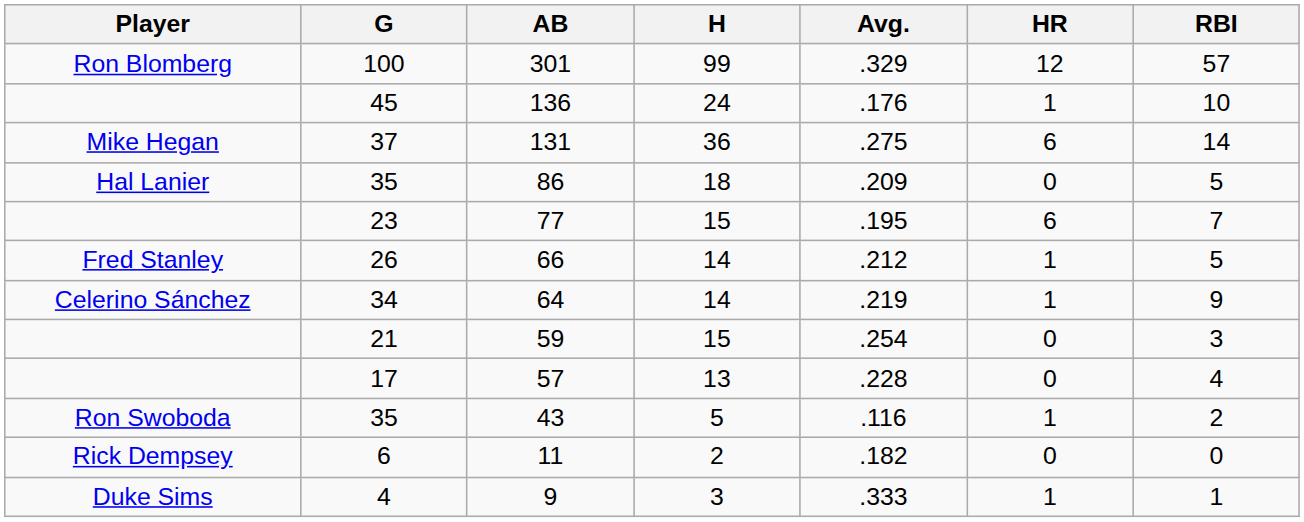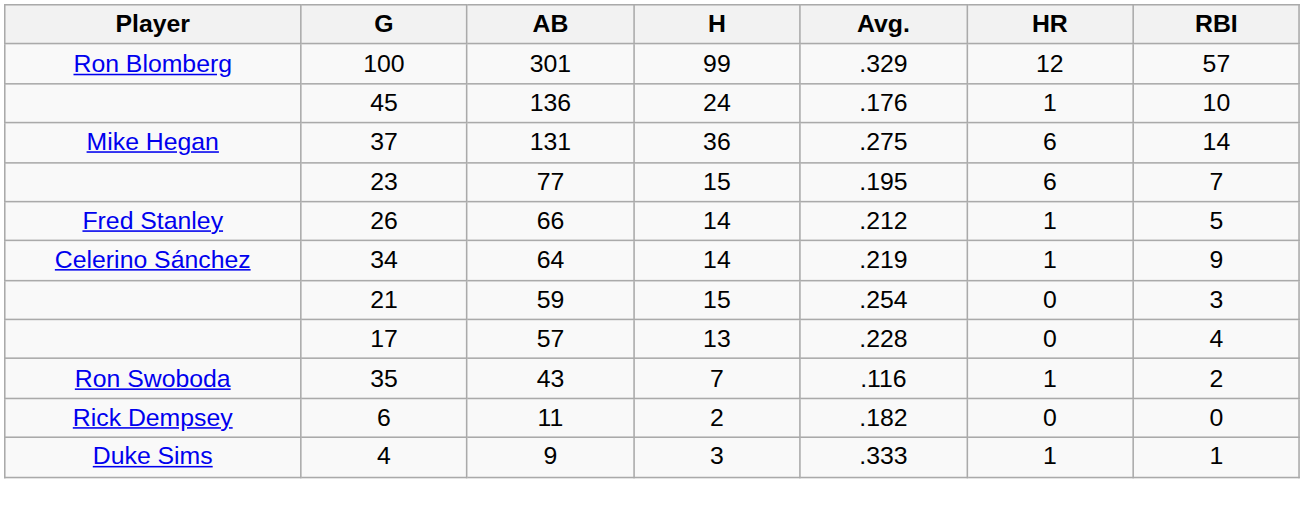- row: (550, 181)
(717, 417) 5 -> (717, 378) 7
